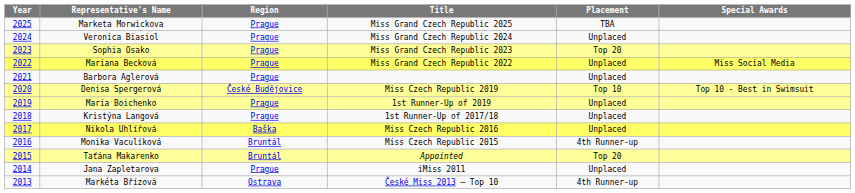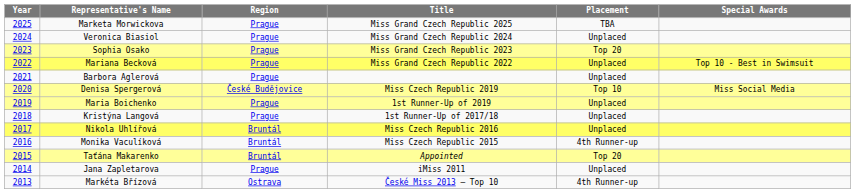(755, 63) Miss Social Media -> (755, 63) Top 10 - Best in Swimsuit
(755, 90) Top 10 - Best in Swimsuit -> (755, 90) Miss Social Media
(265, 129) Baška -> (265, 129) Bruntál
